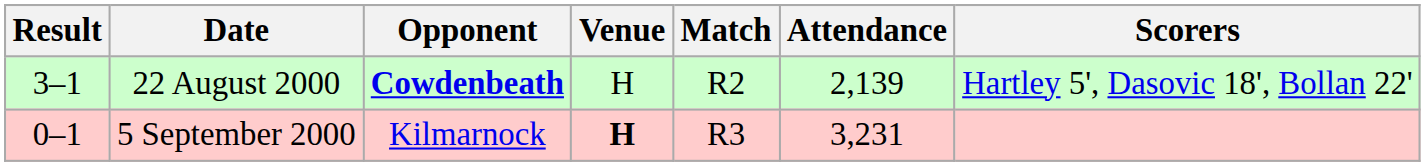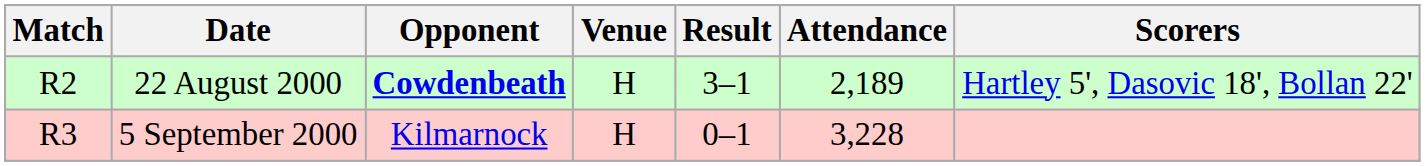columns swapped: (726, 30) <-> (57, 30)
(867, 82) 2,139 -> (867, 82) 2,189
(622, 134) bold -> (624, 134) normal
(867, 134) 3,231 -> (867, 134) 3,228
